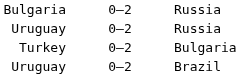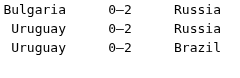- row: (43, 48)
